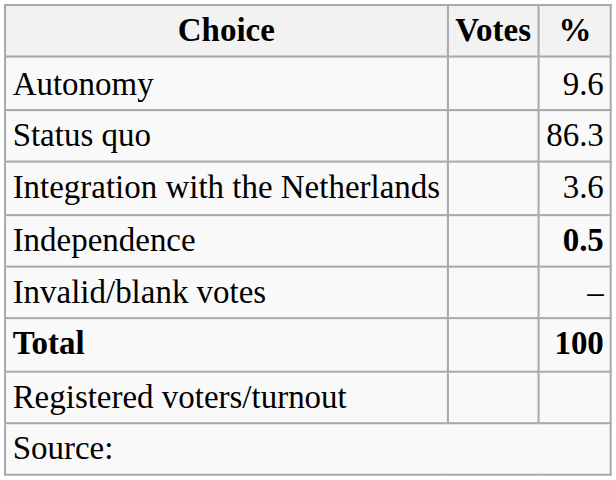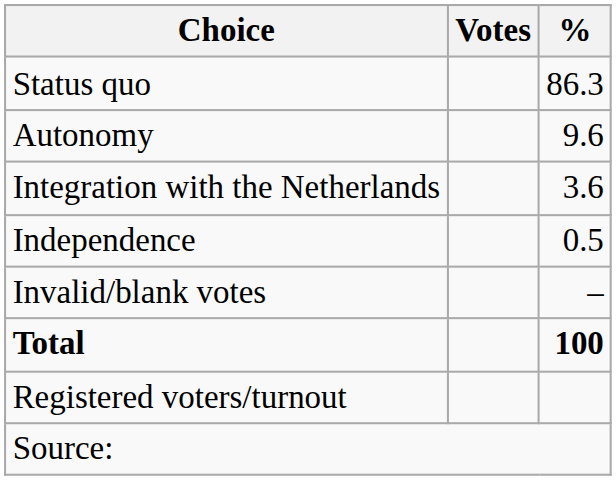rows swapped: (82, 135) <-> (83, 82)
(583, 239) bold -> (583, 239) normal
